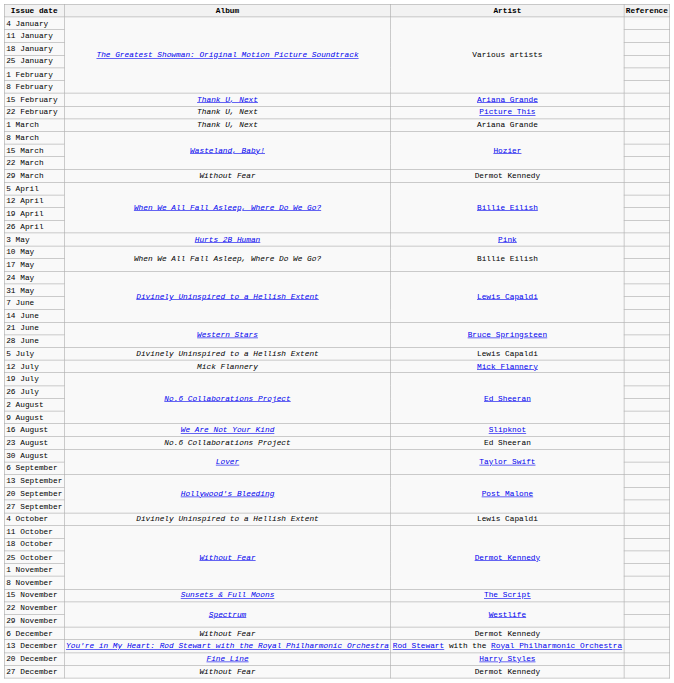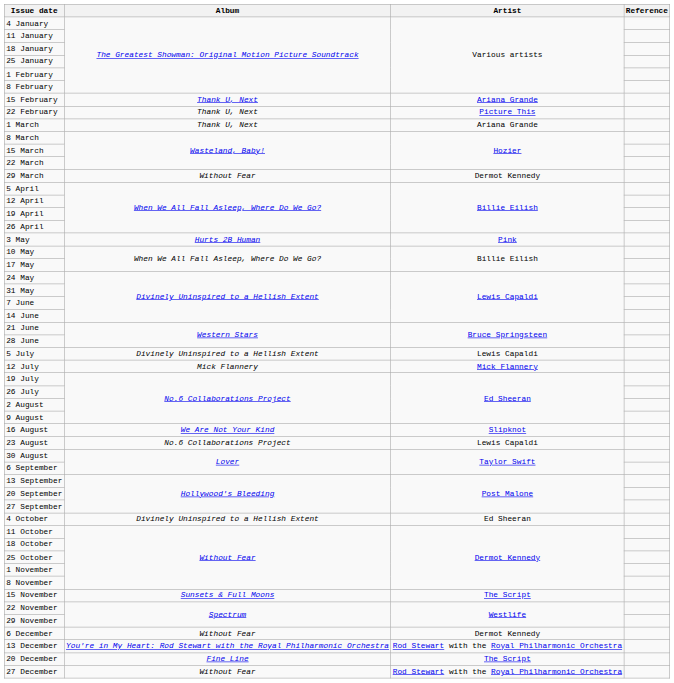(507, 443) Ed Sheeran -> (507, 443) Lewis Capaldi
(507, 519) Lewis Capaldi -> (507, 519) Ed Sheeran
(507, 659) Harry Styles -> (507, 659) The Script
(507, 672) Dermot Kennedy -> (507, 672) Rod Stewart with the Royal Philharmonic Orchestra
